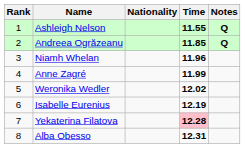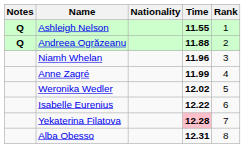columns swapped: (18, 12) <-> (224, 12)
(194, 43) 11.85 -> (197, 43) 11.88
(194, 105) 12.19 -> (197, 105) 12.22
